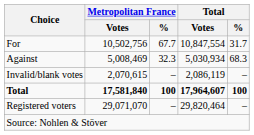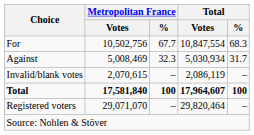(238, 43) 31.7 -> (238, 43) 68.3
(238, 59) 68.3 -> (238, 59) 31.7
